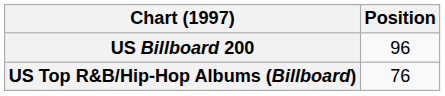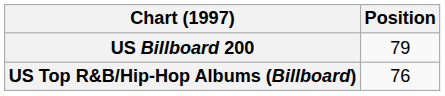(400, 47) 96 -> (400, 47) 79
